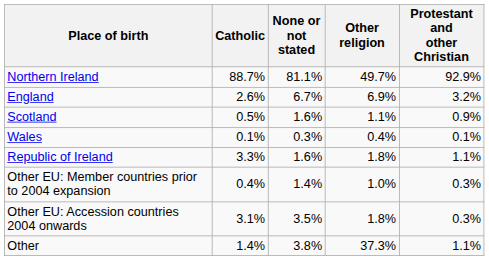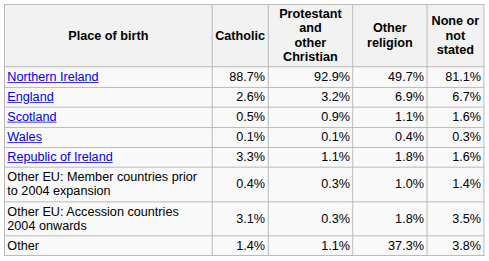columns swapped: (441, 35) <-> (297, 35)
